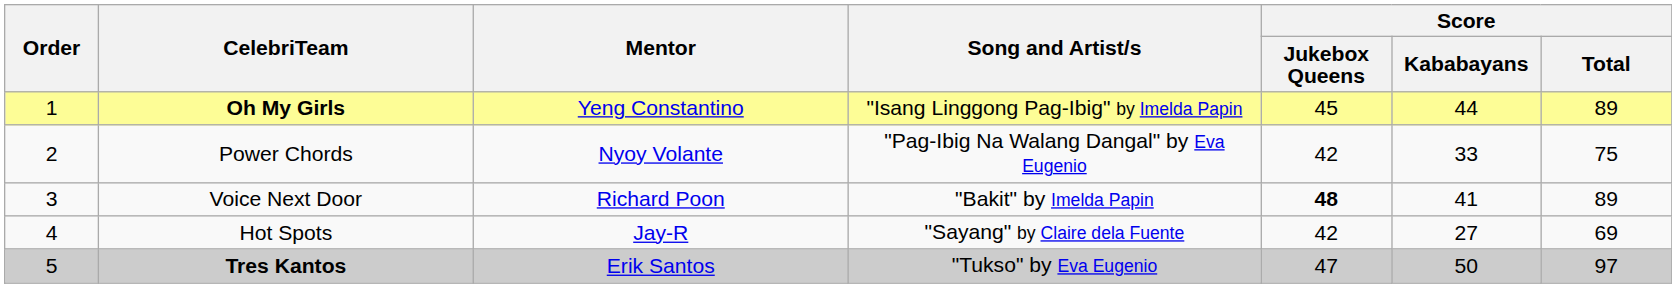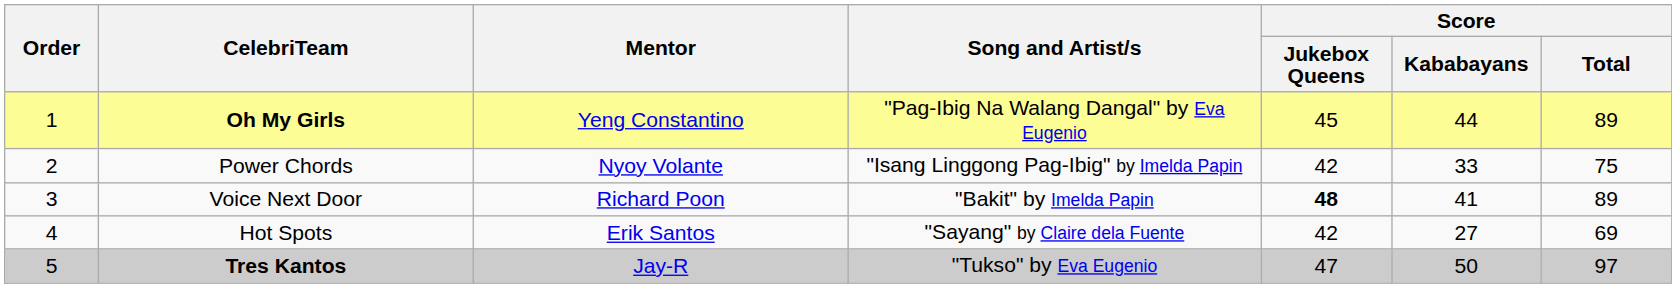(1054, 108) "Isang Linggong Pag-Ibig" by Imelda Papin -> (1054, 119) "Pag-Ibig Na Walang Dangal" by Eva Eugenio
(1054, 153) "Pag-Ibig Na Walang Dangal" by Eva Eugenio -> (1054, 165) "Isang Linggong Pag-Ibig" by Imelda Papin
(661, 232) Jay-R -> (661, 232) Erik Santos
(661, 266) Erik Santos -> (661, 266) Jay-R
